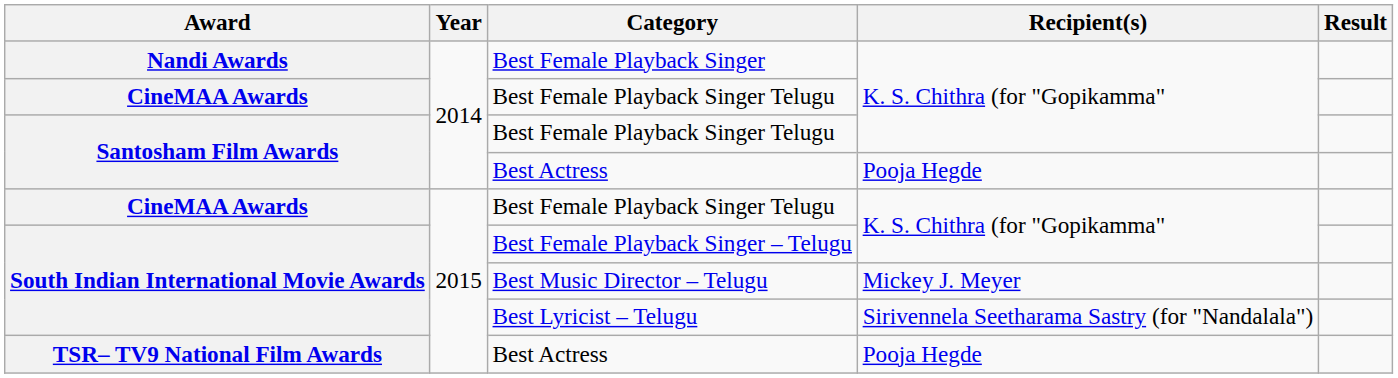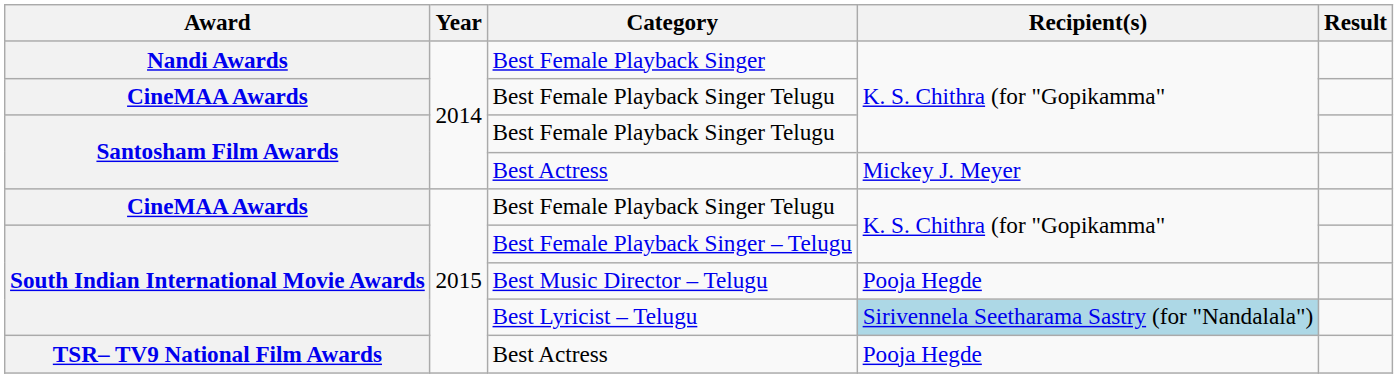(922, 170) Pooja Hegde -> (942, 170) Mickey J. Meyer
(942, 280) Mickey J. Meyer -> (922, 280) Pooja Hegde
(1088, 317) no background -> (1088, 317) lightblue background
